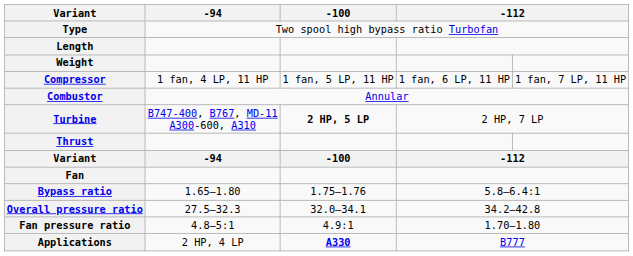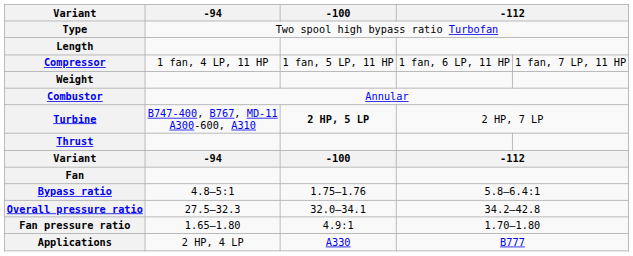rows swapped: (75, 63) <-> (75, 80)
(213, 192) 1.65–1.80 -> (213, 192) 4.8–5:1
(213, 225) 4.8–5:1 -> (213, 225) 1.65–1.80
(338, 242) bold -> (338, 242) normal
